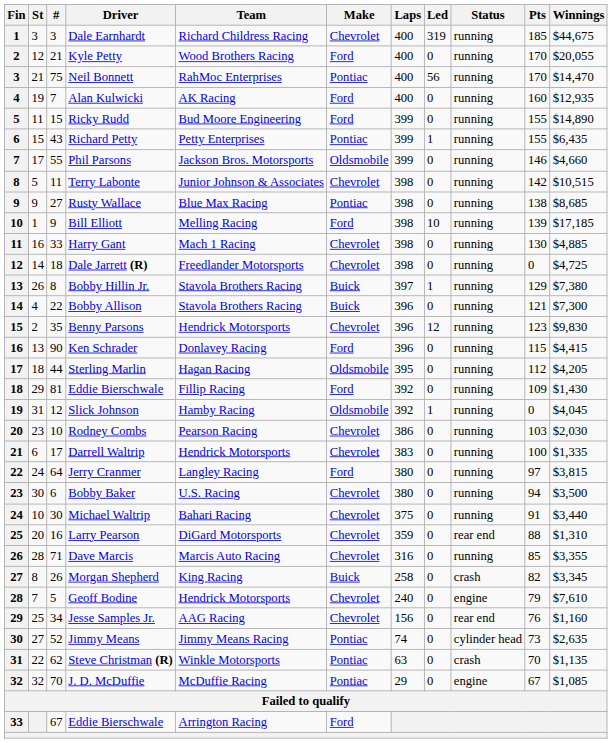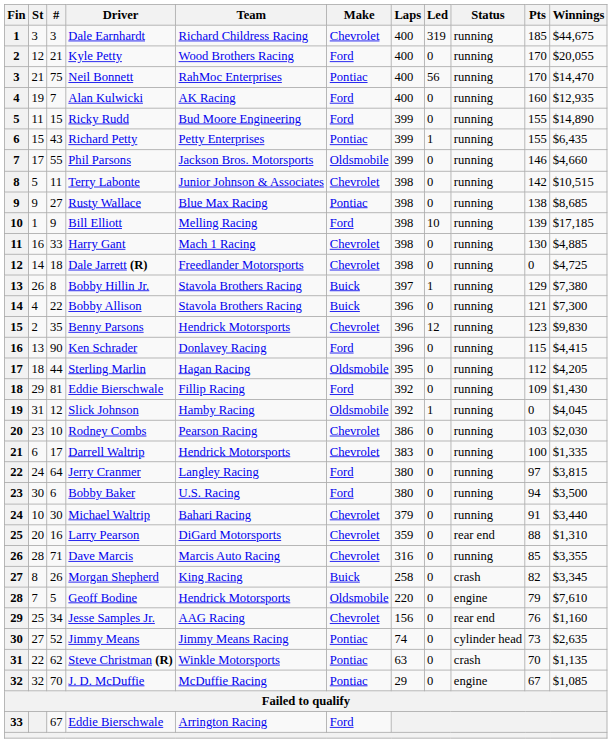(355, 493) Chevrolet -> (342, 493) Ford
(404, 514) 375 -> (404, 514) 379
(355, 597) Chevrolet -> (359, 597) Oldsmobile
(404, 597) 240 -> (404, 597) 220
